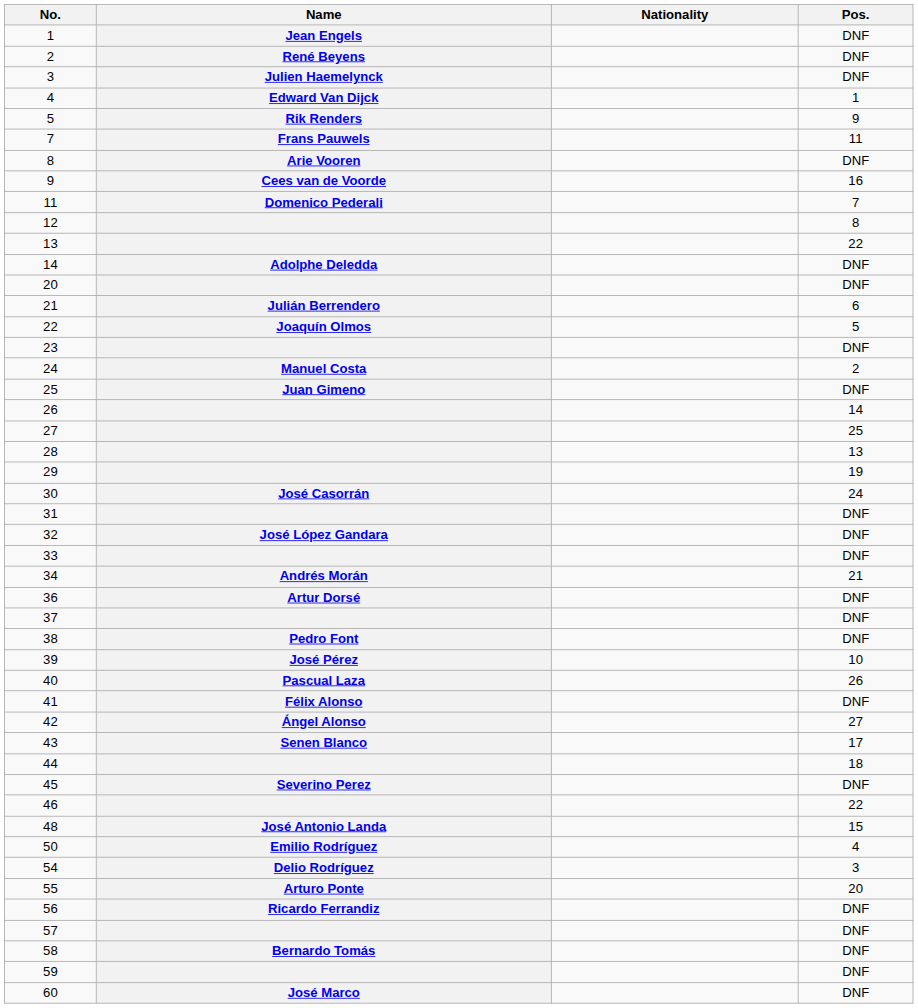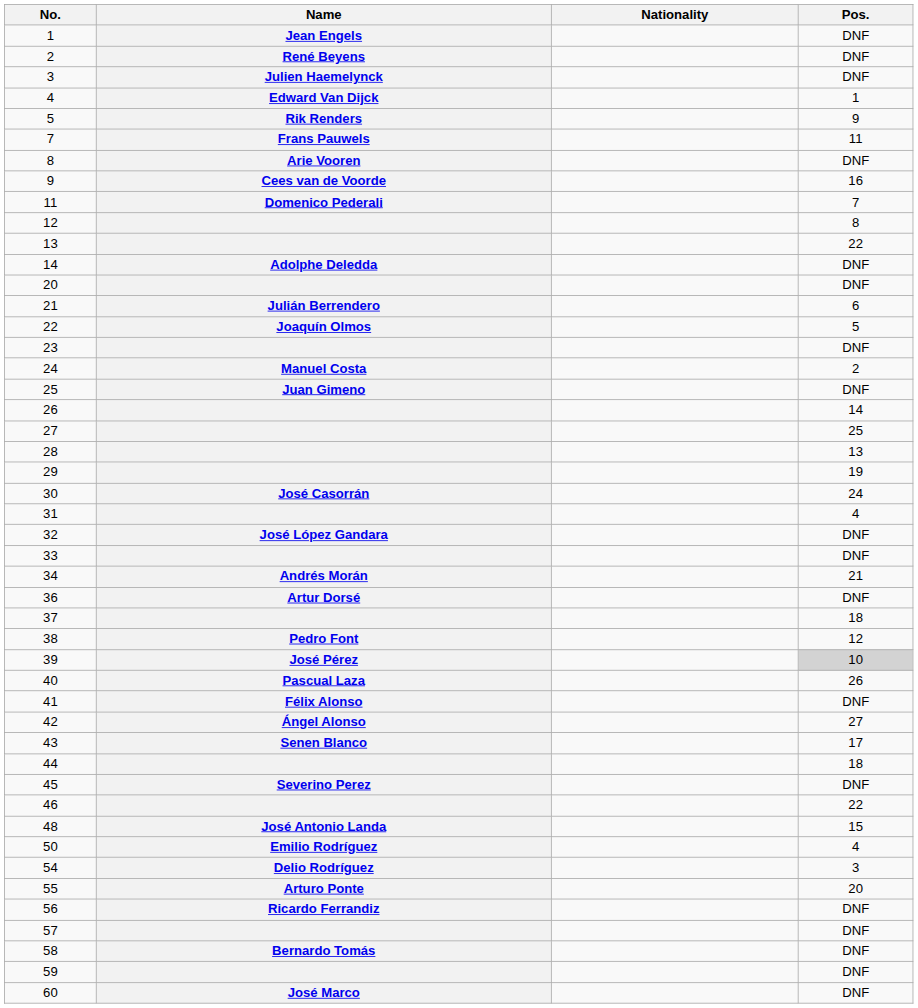(856, 514) DNF -> (856, 514) 4
(856, 618) DNF -> (856, 618) 18
(856, 639) DNF -> (856, 639) 12
(856, 659) no background -> (856, 659) lightgrey background
